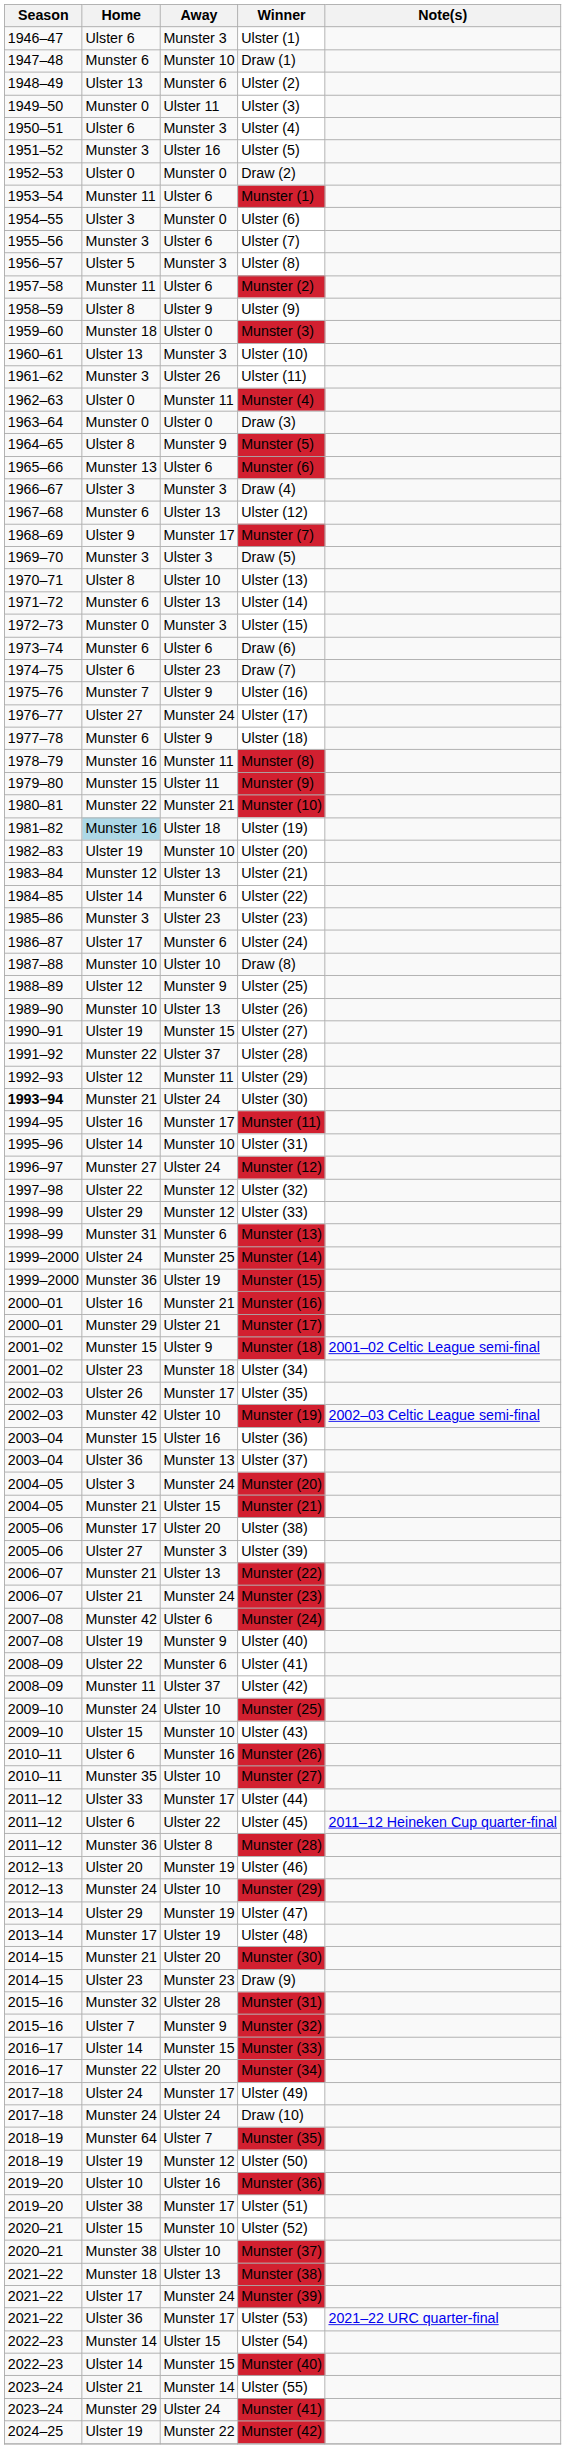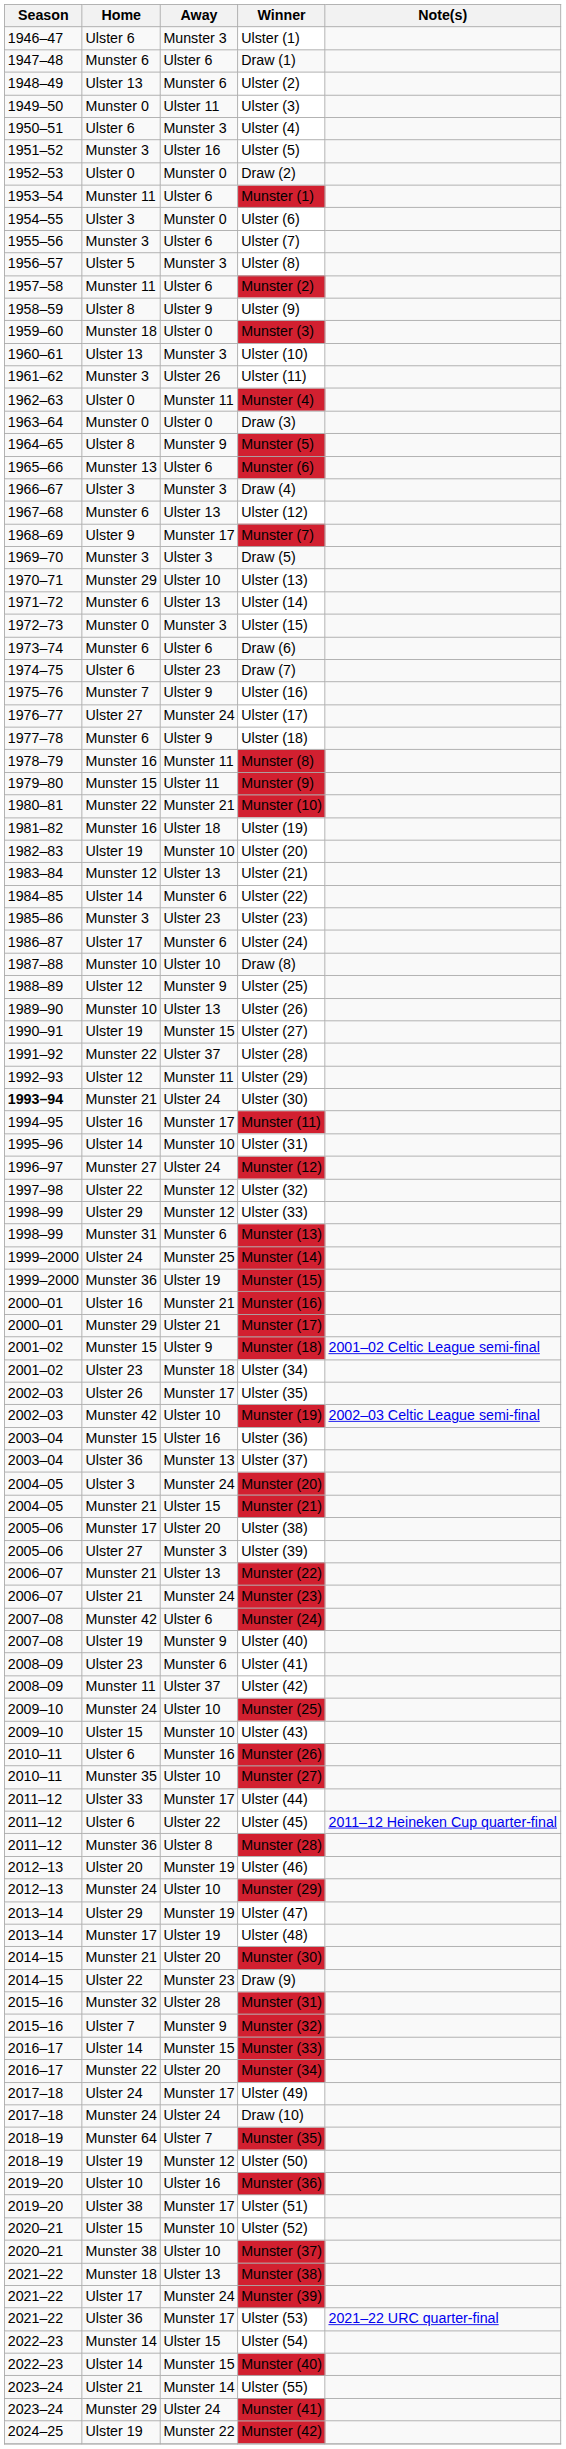(199, 60) Munster 10 -> (188, 60) Ulster 6
(110, 580) Ulster 8 -> (121, 580) Munster 29
(121, 828) lightblue background -> (121, 828) no background
(114, 1664) Ulster 22 -> (114, 1664) Ulster 23
(114, 1980) Ulster 23 -> (114, 1980) Ulster 22
